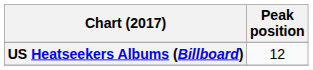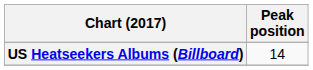(277, 53) 12 -> (277, 53) 14
